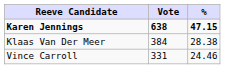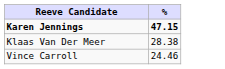- column: (168, 12)
